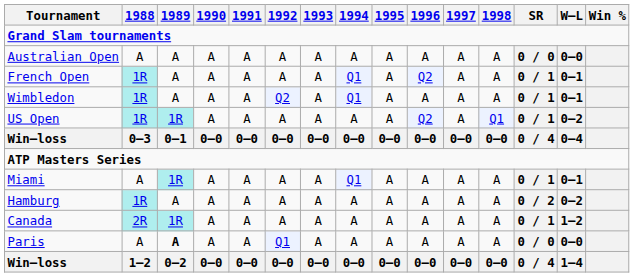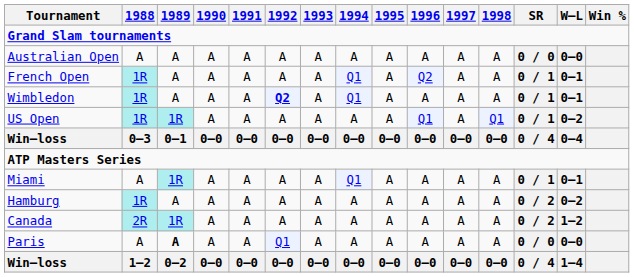(283, 97) normal -> (283, 97) bold
(425, 117) Q2 -> (425, 117) Q1
(536, 221) 0 / 1 -> (536, 221) 0 / 2
